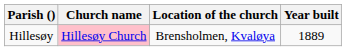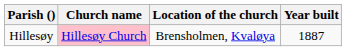(311, 35) 1889 -> (311, 35) 1887
